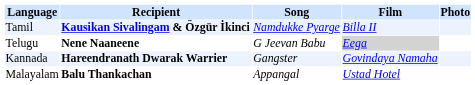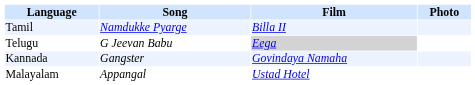- column: (156, 12)
